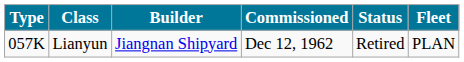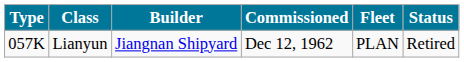columns swapped: (380, 17) <-> (434, 17)
